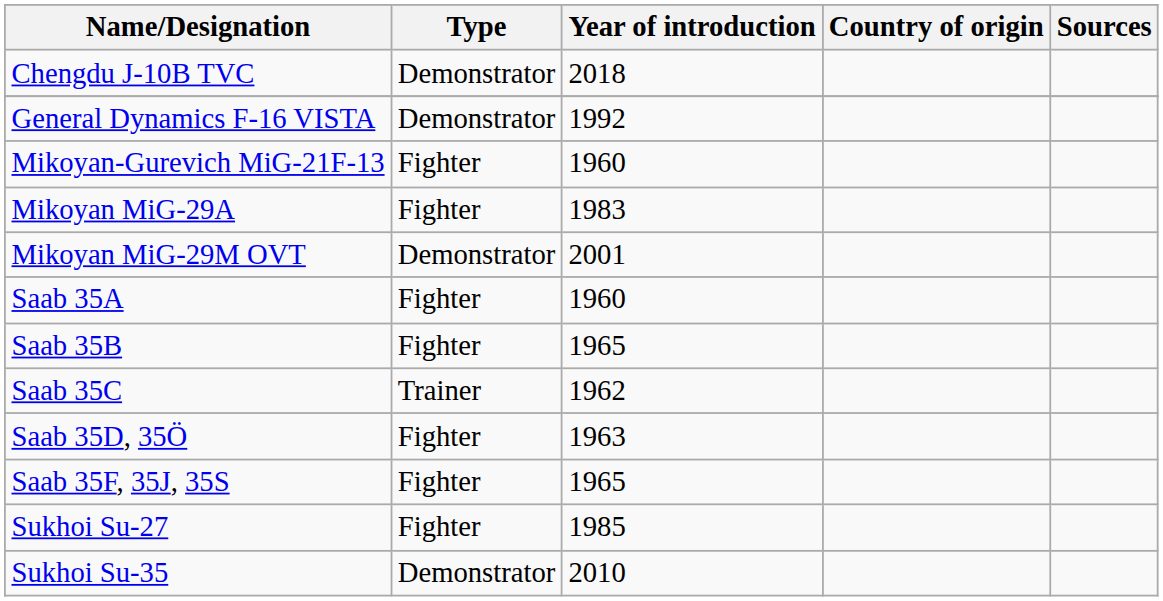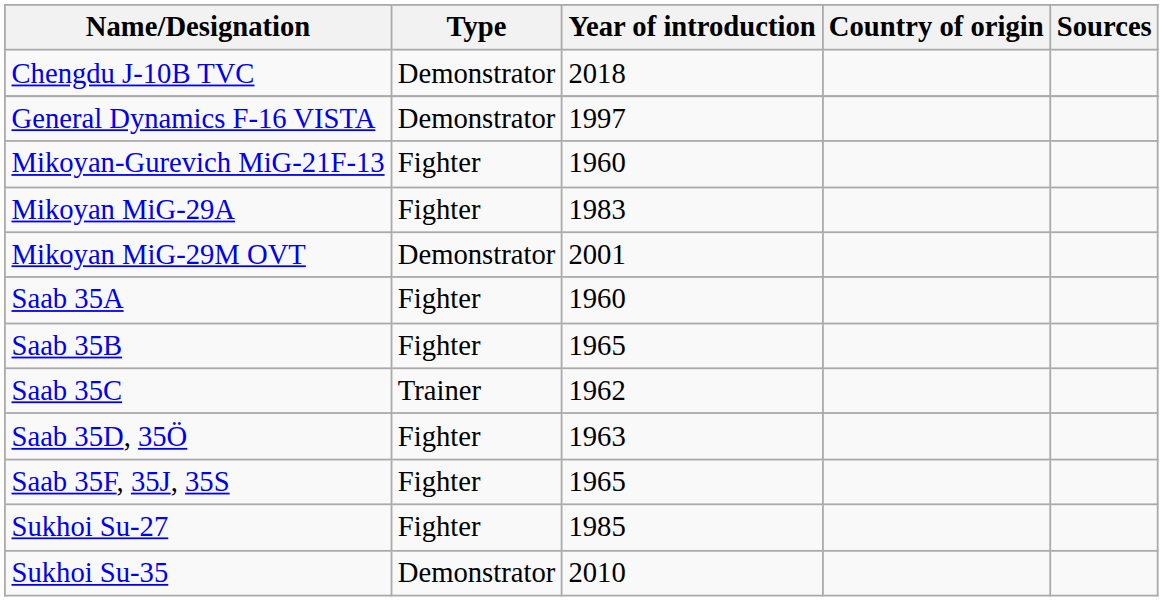(597, 118) 1992 -> (597, 118) 1997
